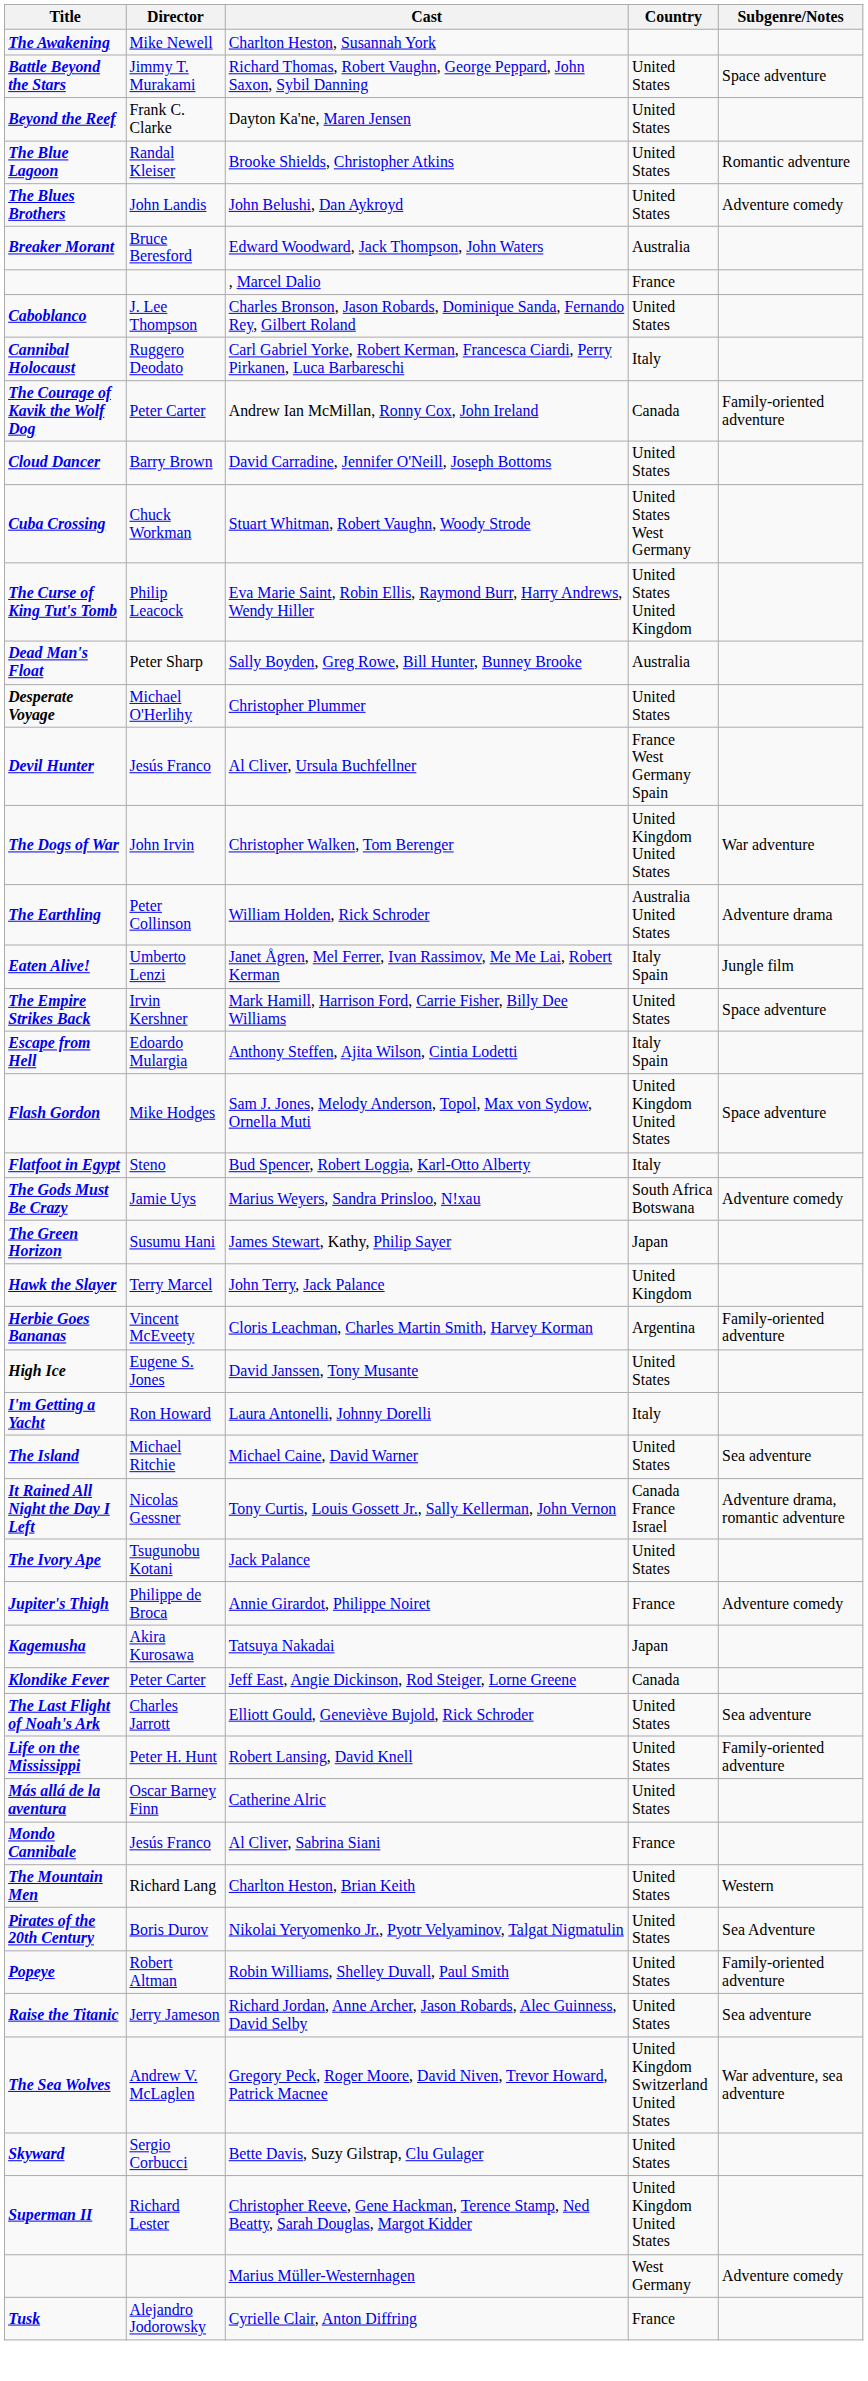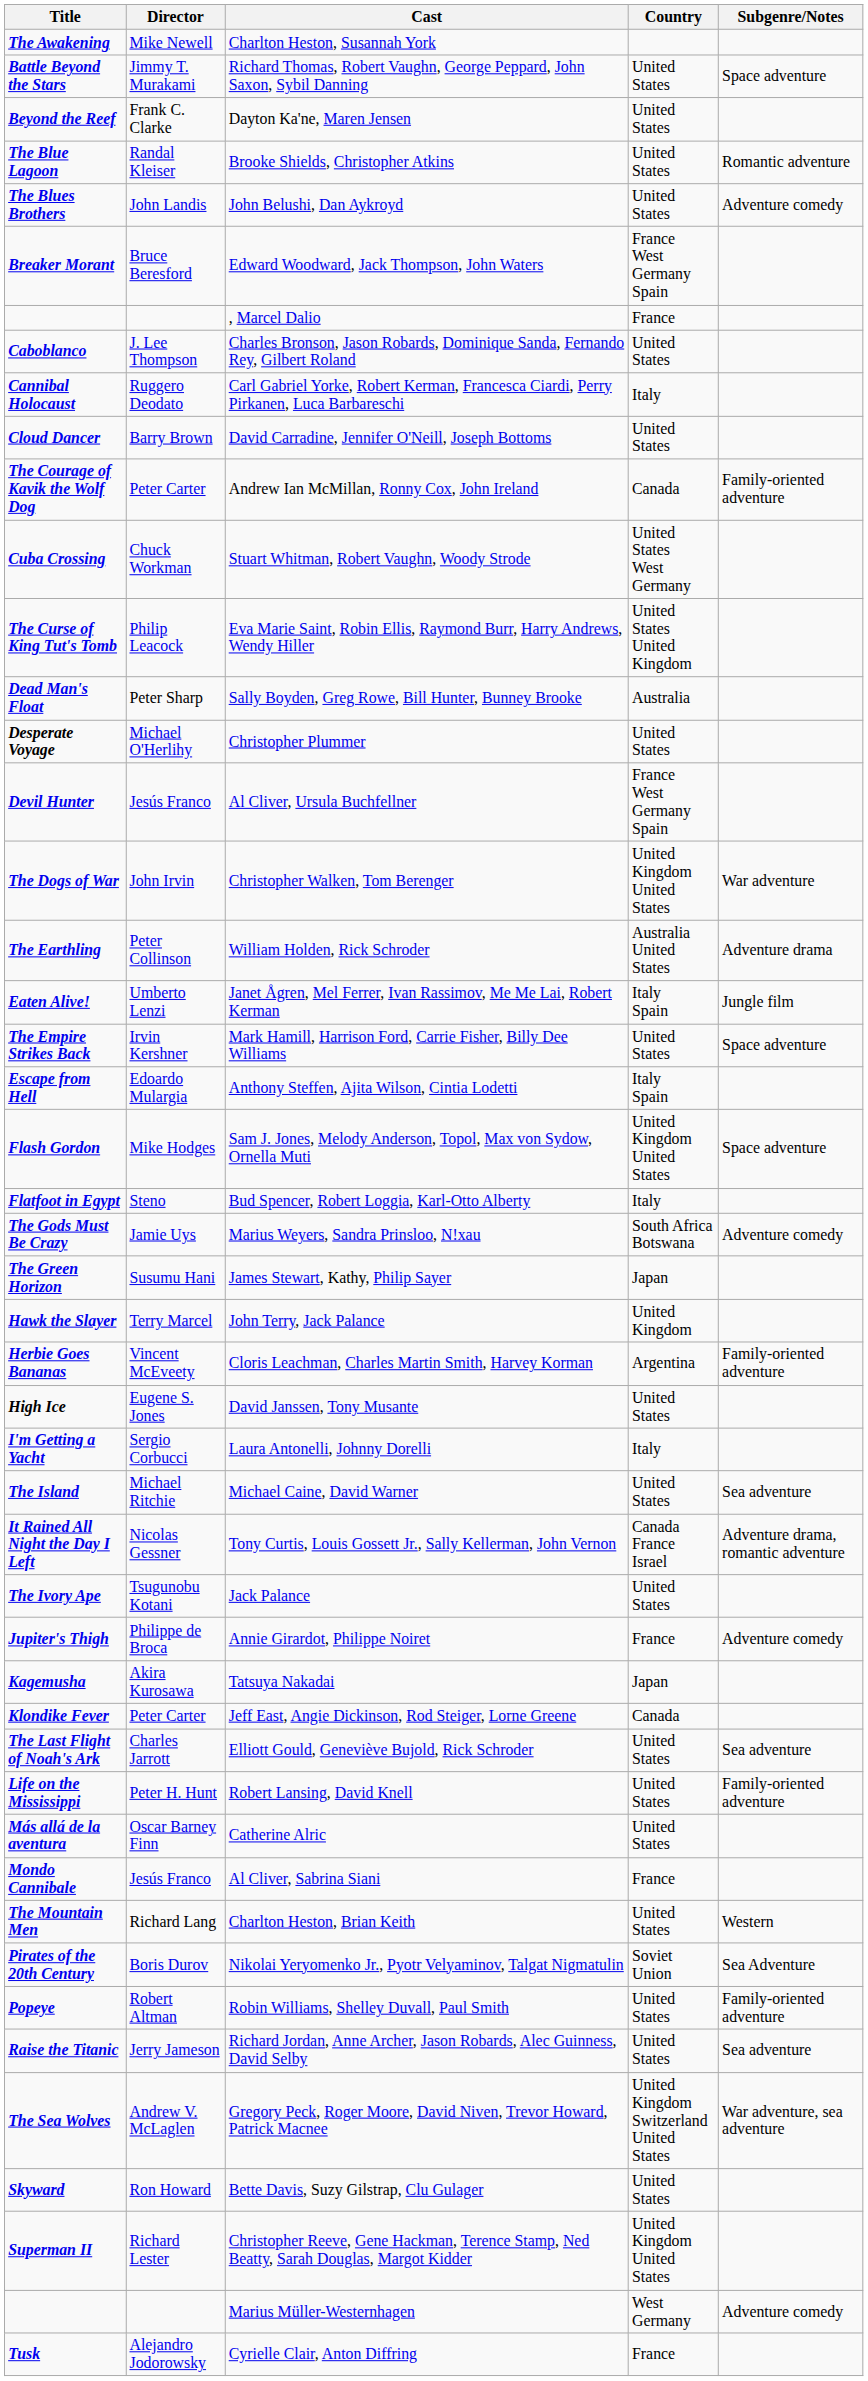(661, 247) Australia -> (661, 265) France West Germany Spain
rows swapped: (390, 462) <-> (384, 410)
(170, 1413) Ron Howard -> (159, 1449) Sergio Corbucci
(654, 1929) United States -> (652, 1964) Soviet Union
(159, 2154) Sergio Corbucci -> (170, 2189) Ron Howard
